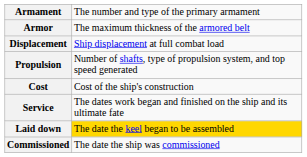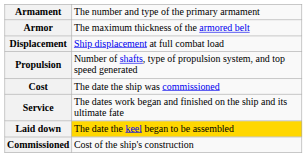(134, 86) Cost of the ship's construction -> (147, 86) The date the ship was commissioned
(147, 144) The date the ship was commissioned -> (134, 144) Cost of the ship's construction
